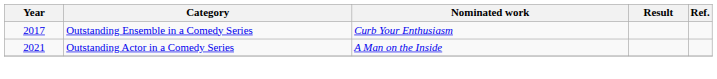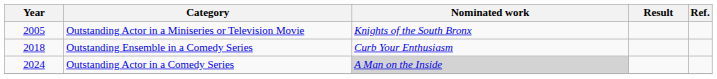+ row: (185, 30)
(34, 30) 2017 -> (34, 47) 2018
(34, 47) 2021 -> (34, 64) 2024
(398, 47) no background -> (398, 64) lightgrey background
